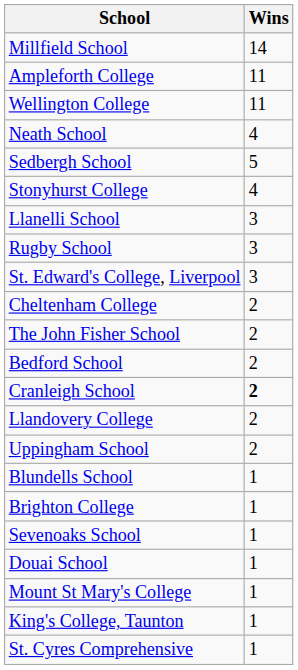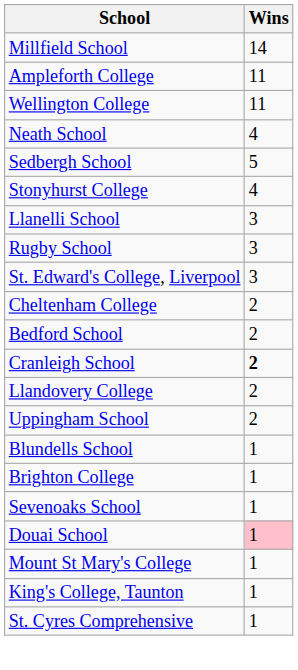- row: (94, 334)
(253, 563) no background -> (253, 534) pink background
